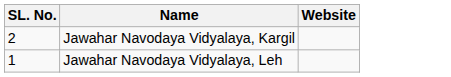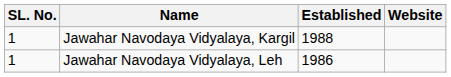+ column: (342, 15)
(12, 38) 2 -> (12, 38) 1
